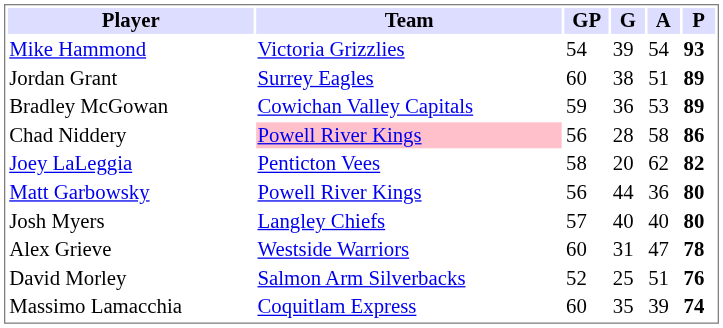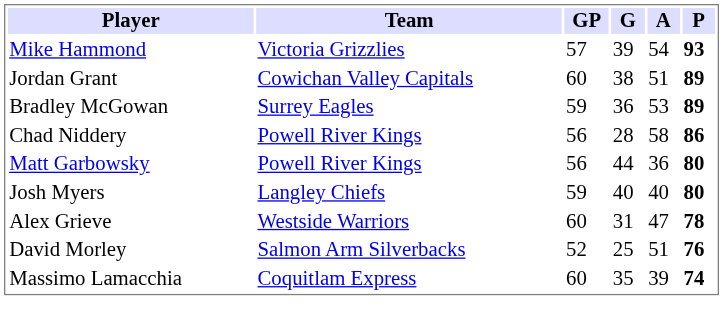(576, 49) 54 -> (576, 49) 57
(316, 77) Surrey Eagles -> (365, 77) Cowichan Valley Capitals
(365, 106) Cowichan Valley Capitals -> (316, 106) Surrey Eagles
(340, 135) pink background -> (340, 135) no background
- row: (71, 163)
(576, 220) 57 -> (576, 192) 59
